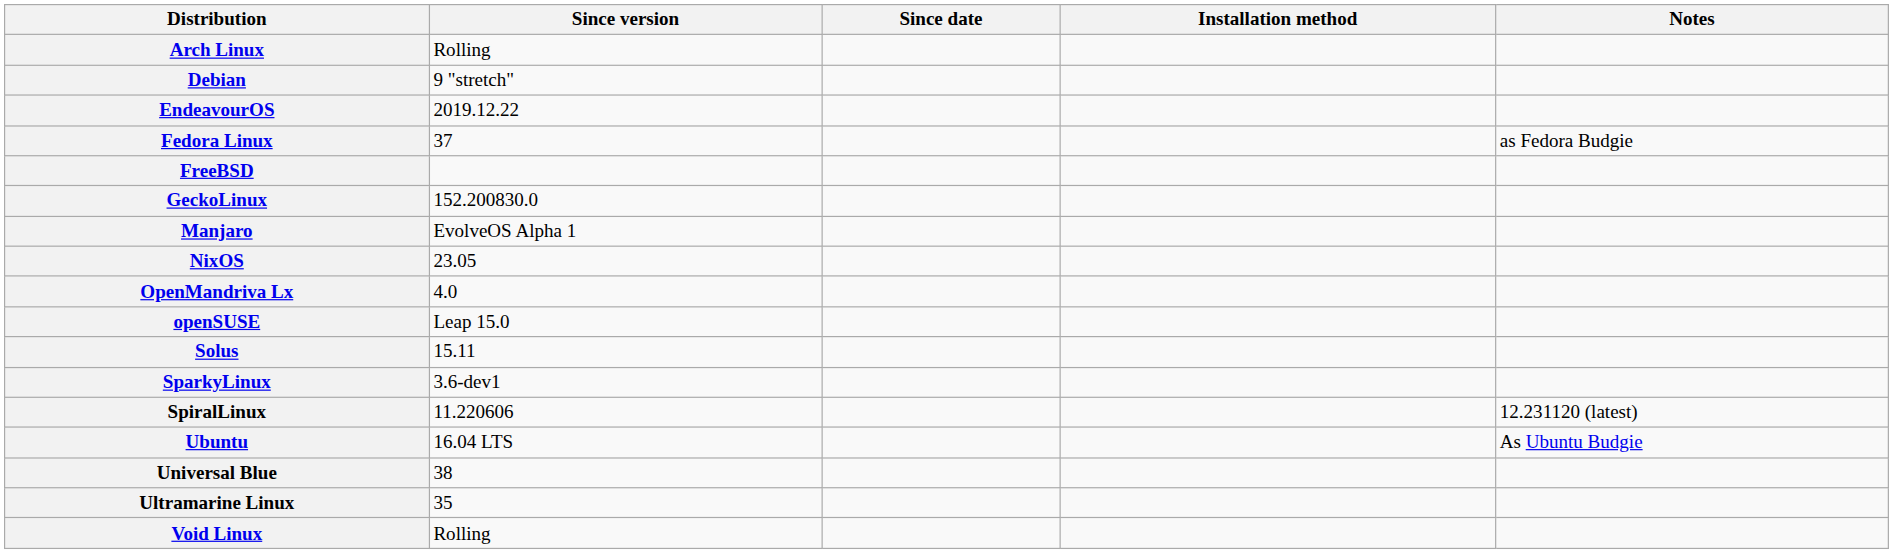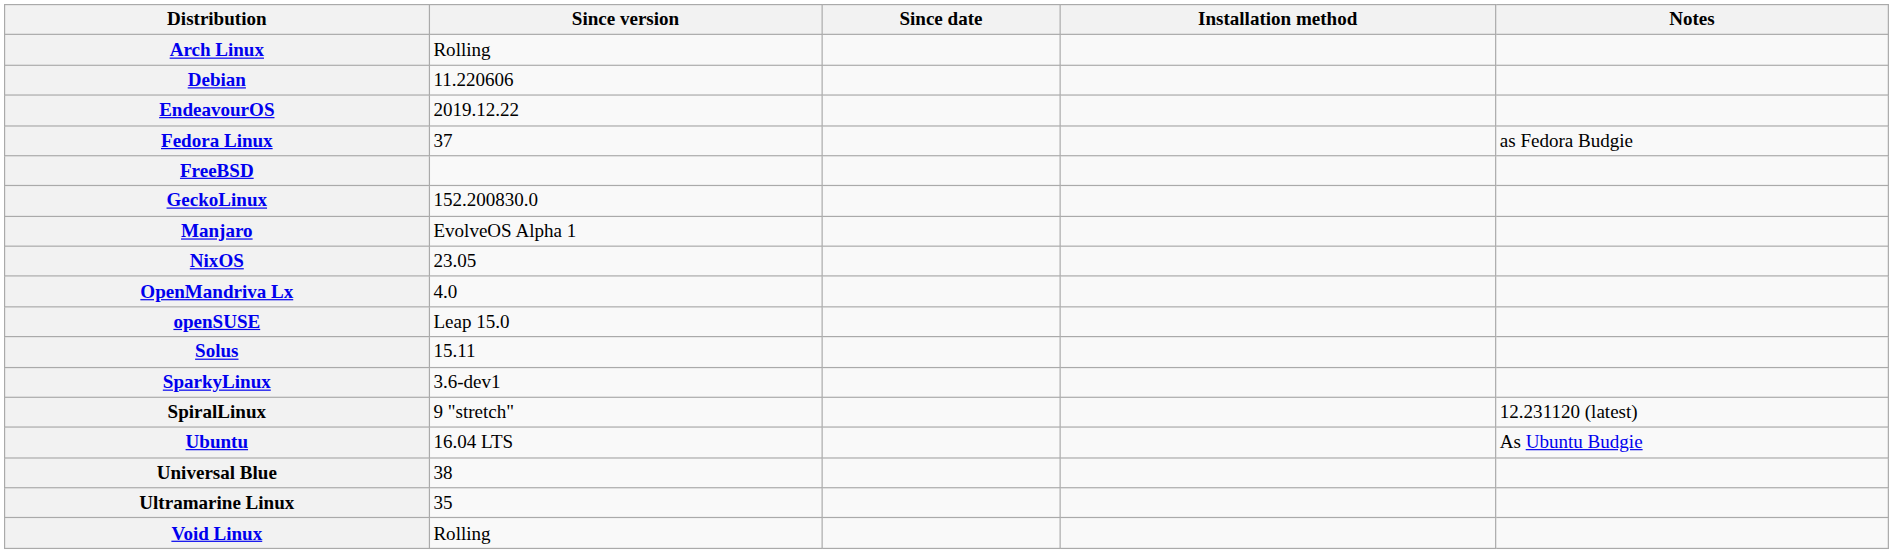(474, 79) 9 "stretch" -> (474, 79) 11.220606
(474, 412) 11.220606 -> (474, 412) 9 "stretch"
